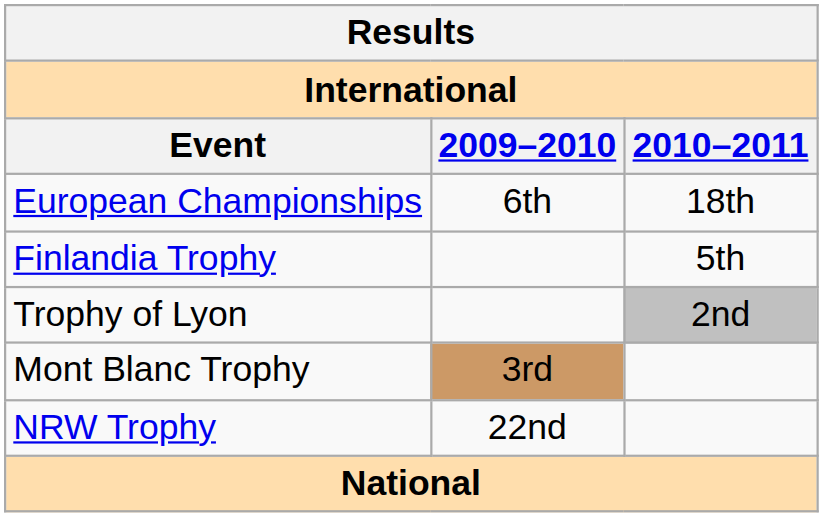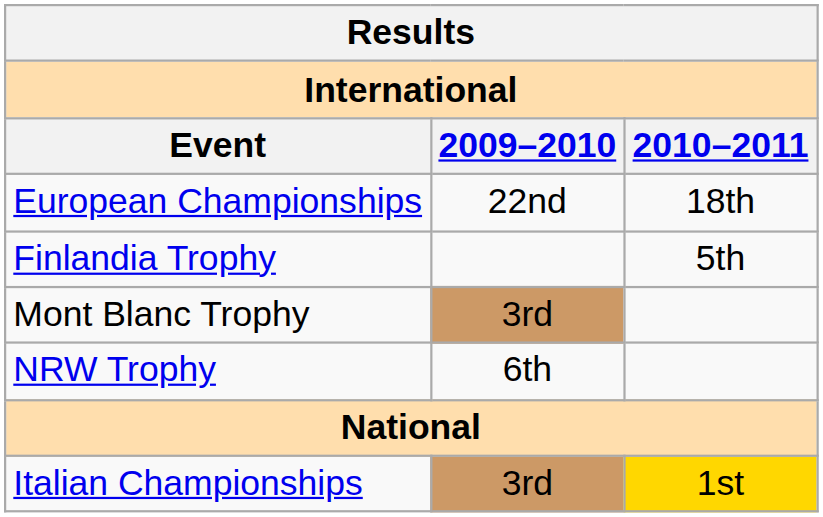(527, 201) 6th -> (527, 201) 22nd
- row: (130, 314)
(527, 426) 22nd -> (527, 370) 6th
+ row: (188, 483)
